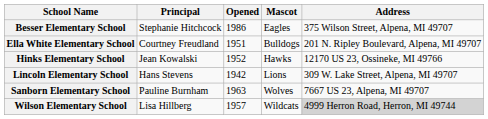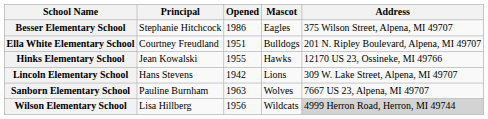(236, 59) 1952 -> (236, 59) 1955
(236, 106) 1957 -> (236, 106) 1956
